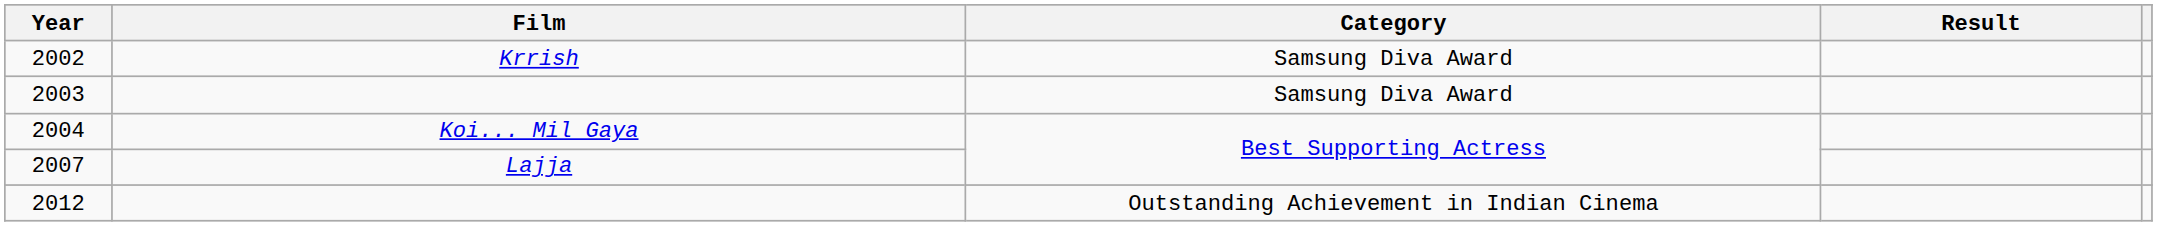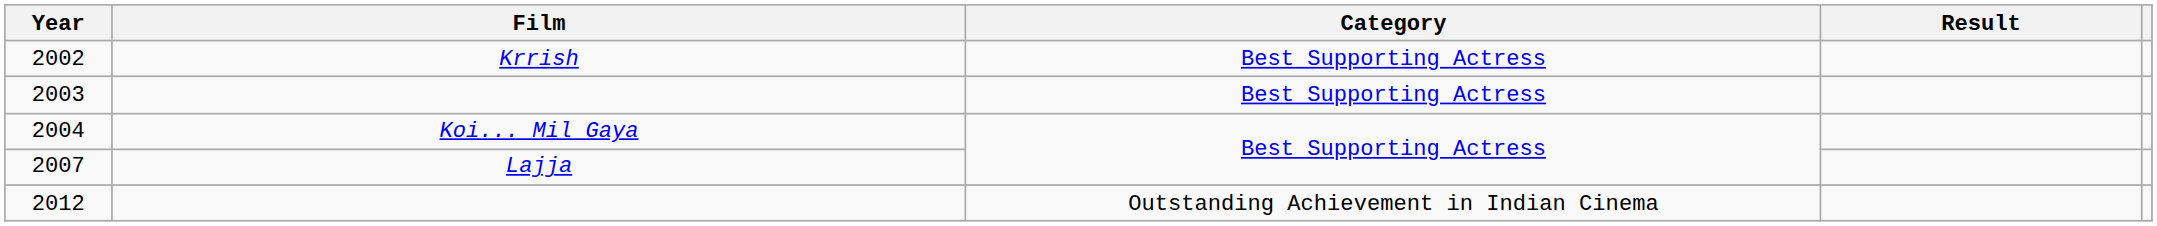(1393, 59) Samsung Diva Award -> (1393, 59) Best Supporting Actress
(1393, 95) Samsung Diva Award -> (1393, 95) Best Supporting Actress
